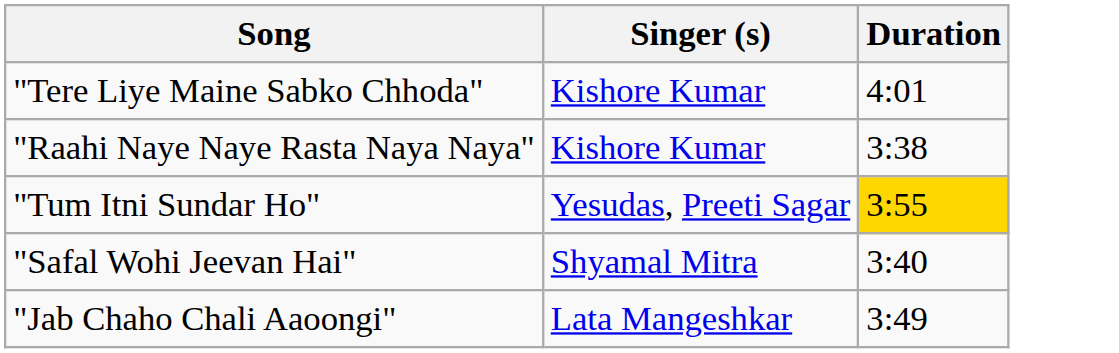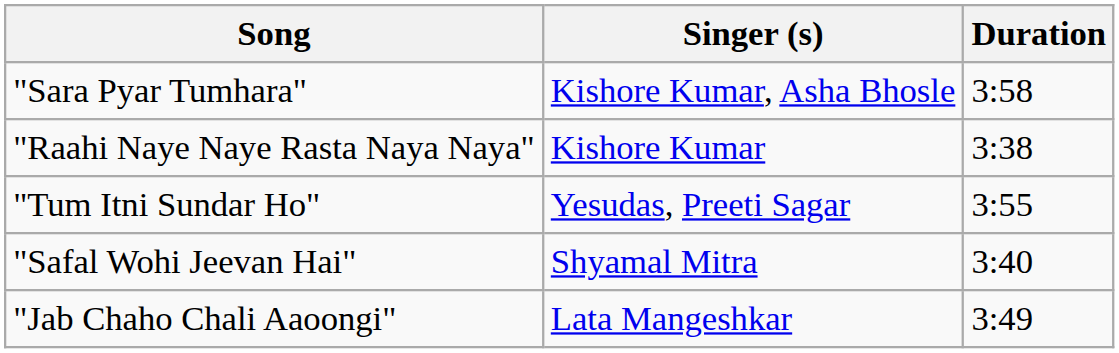+ row: (160, 90)
- row: (248, 90)
(897, 204) gold background -> (1002, 204) no background
